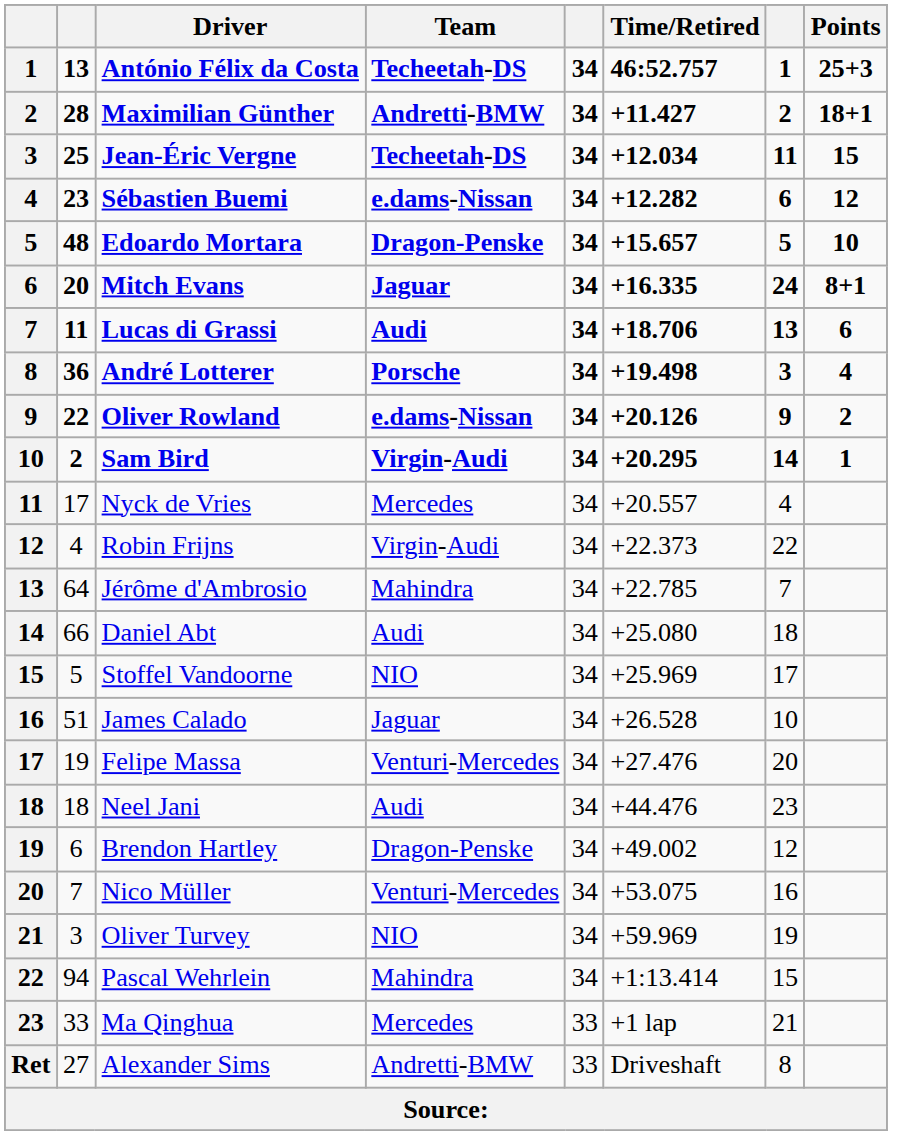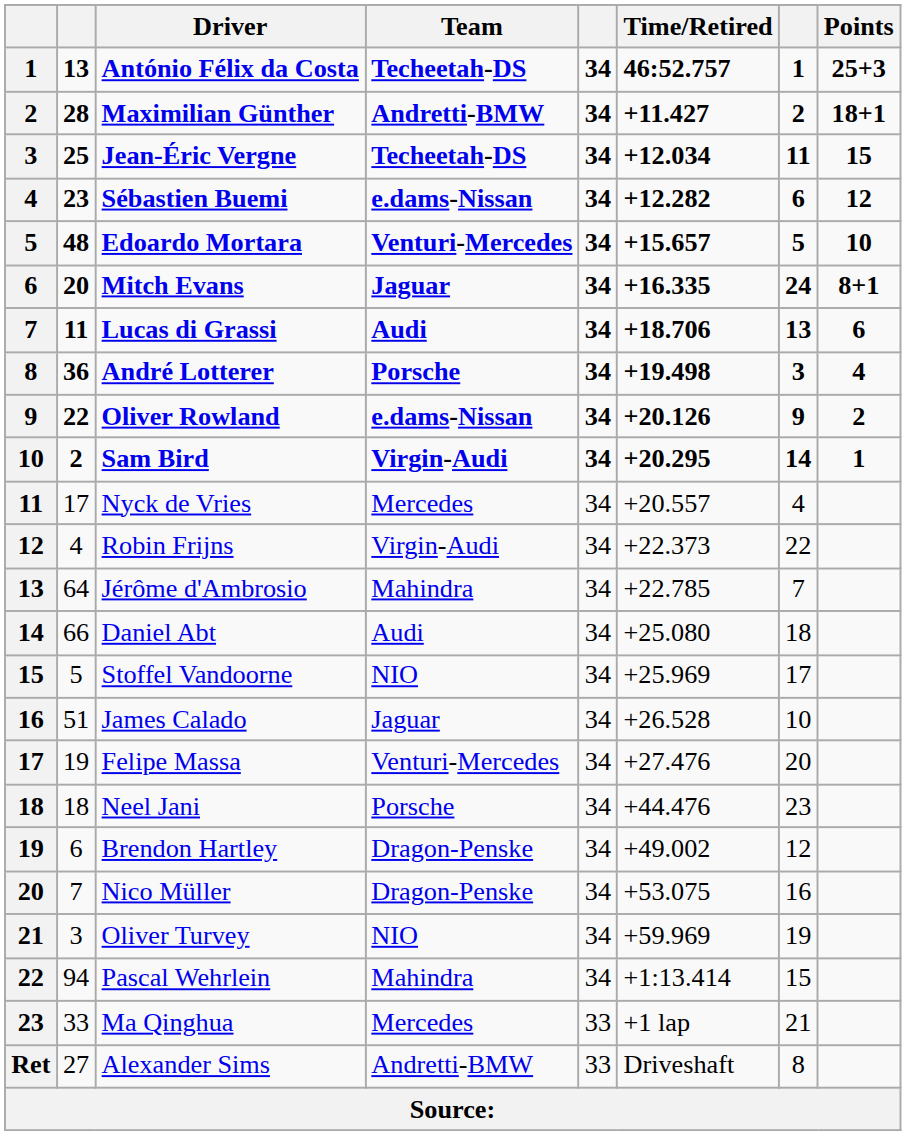(457, 242) Dragon-Penske -> (472, 242) Venturi-Mercedes
(398, 805) Audi -> (413, 805) Porsche
(465, 891) Venturi-Mercedes -> (452, 891) Dragon-Penske
